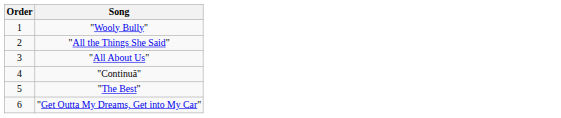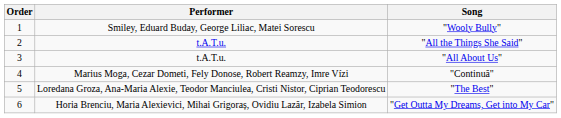+ column: (211, 12)
